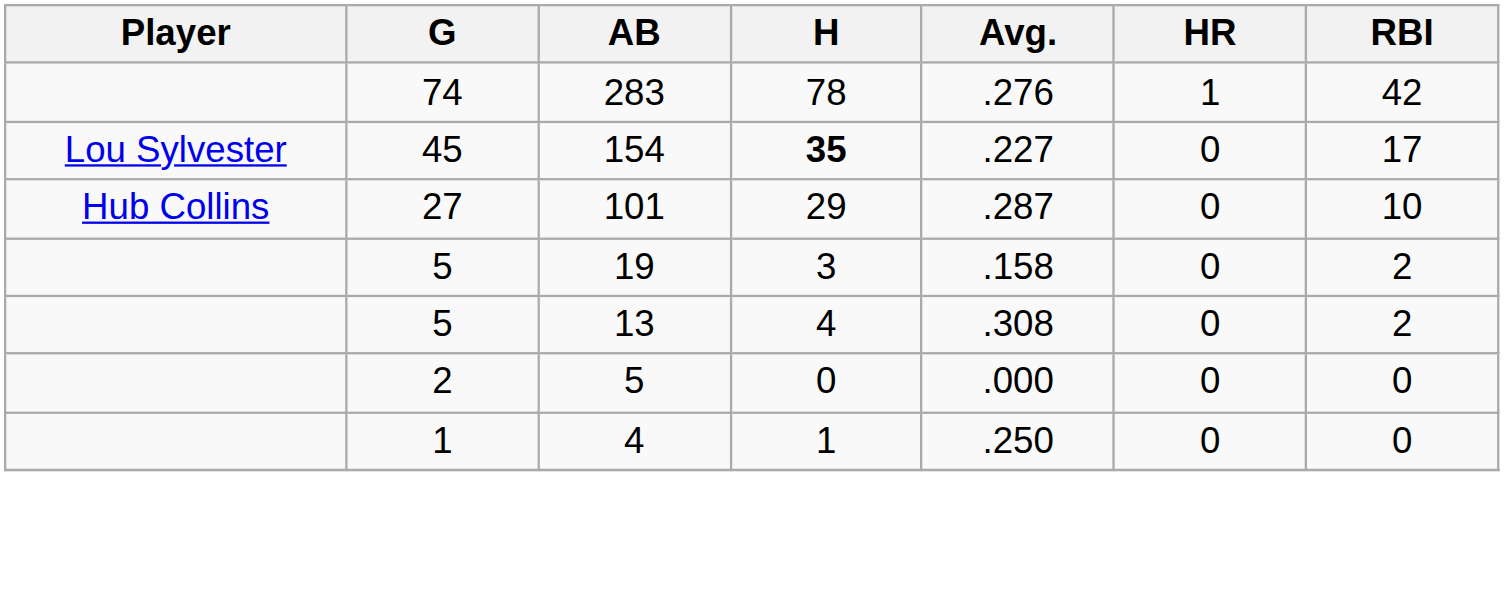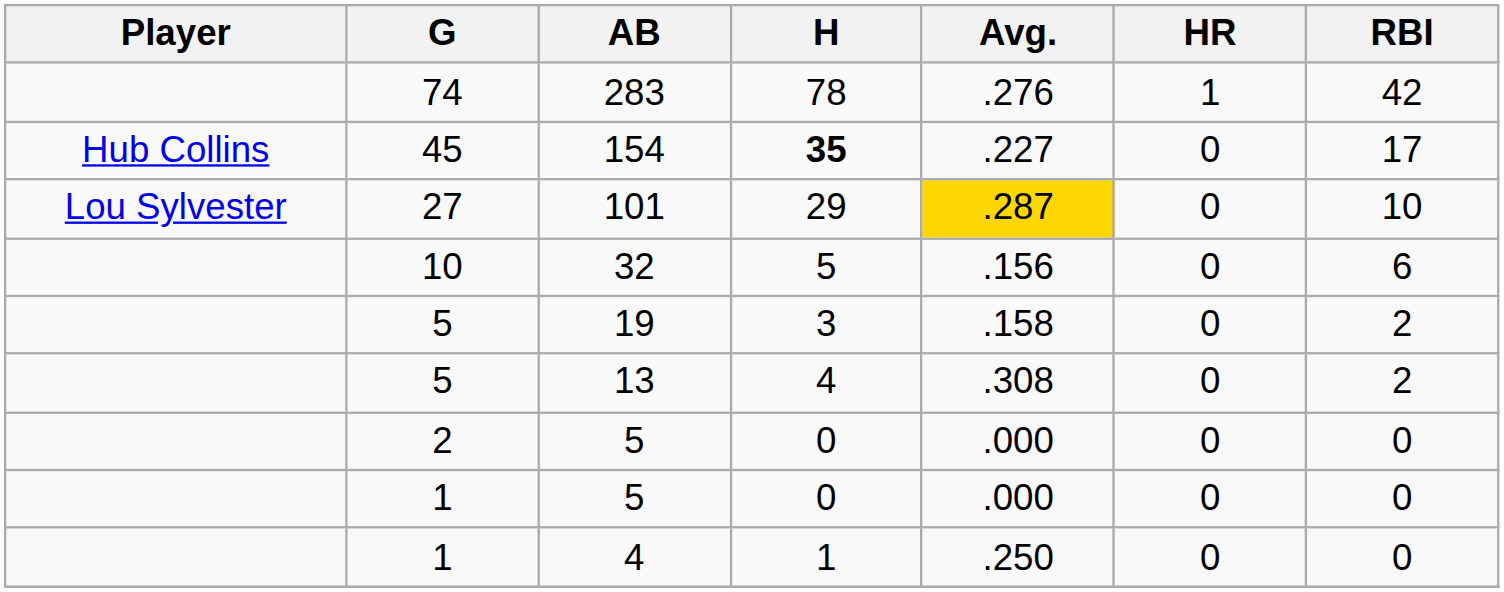(176, 149) Lou Sylvester -> (176, 149) Hub Collins
(176, 207) Hub Collins -> (176, 207) Lou Sylvester
(1018, 207) no background -> (1018, 207) gold background
+ row: (442, 265)
+ row: (442, 498)
